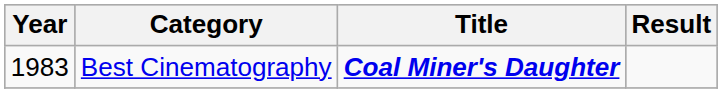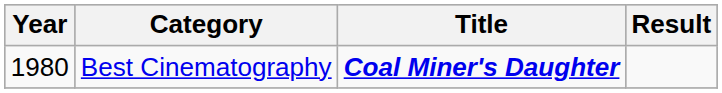(40, 66) 1983 -> (40, 66) 1980
